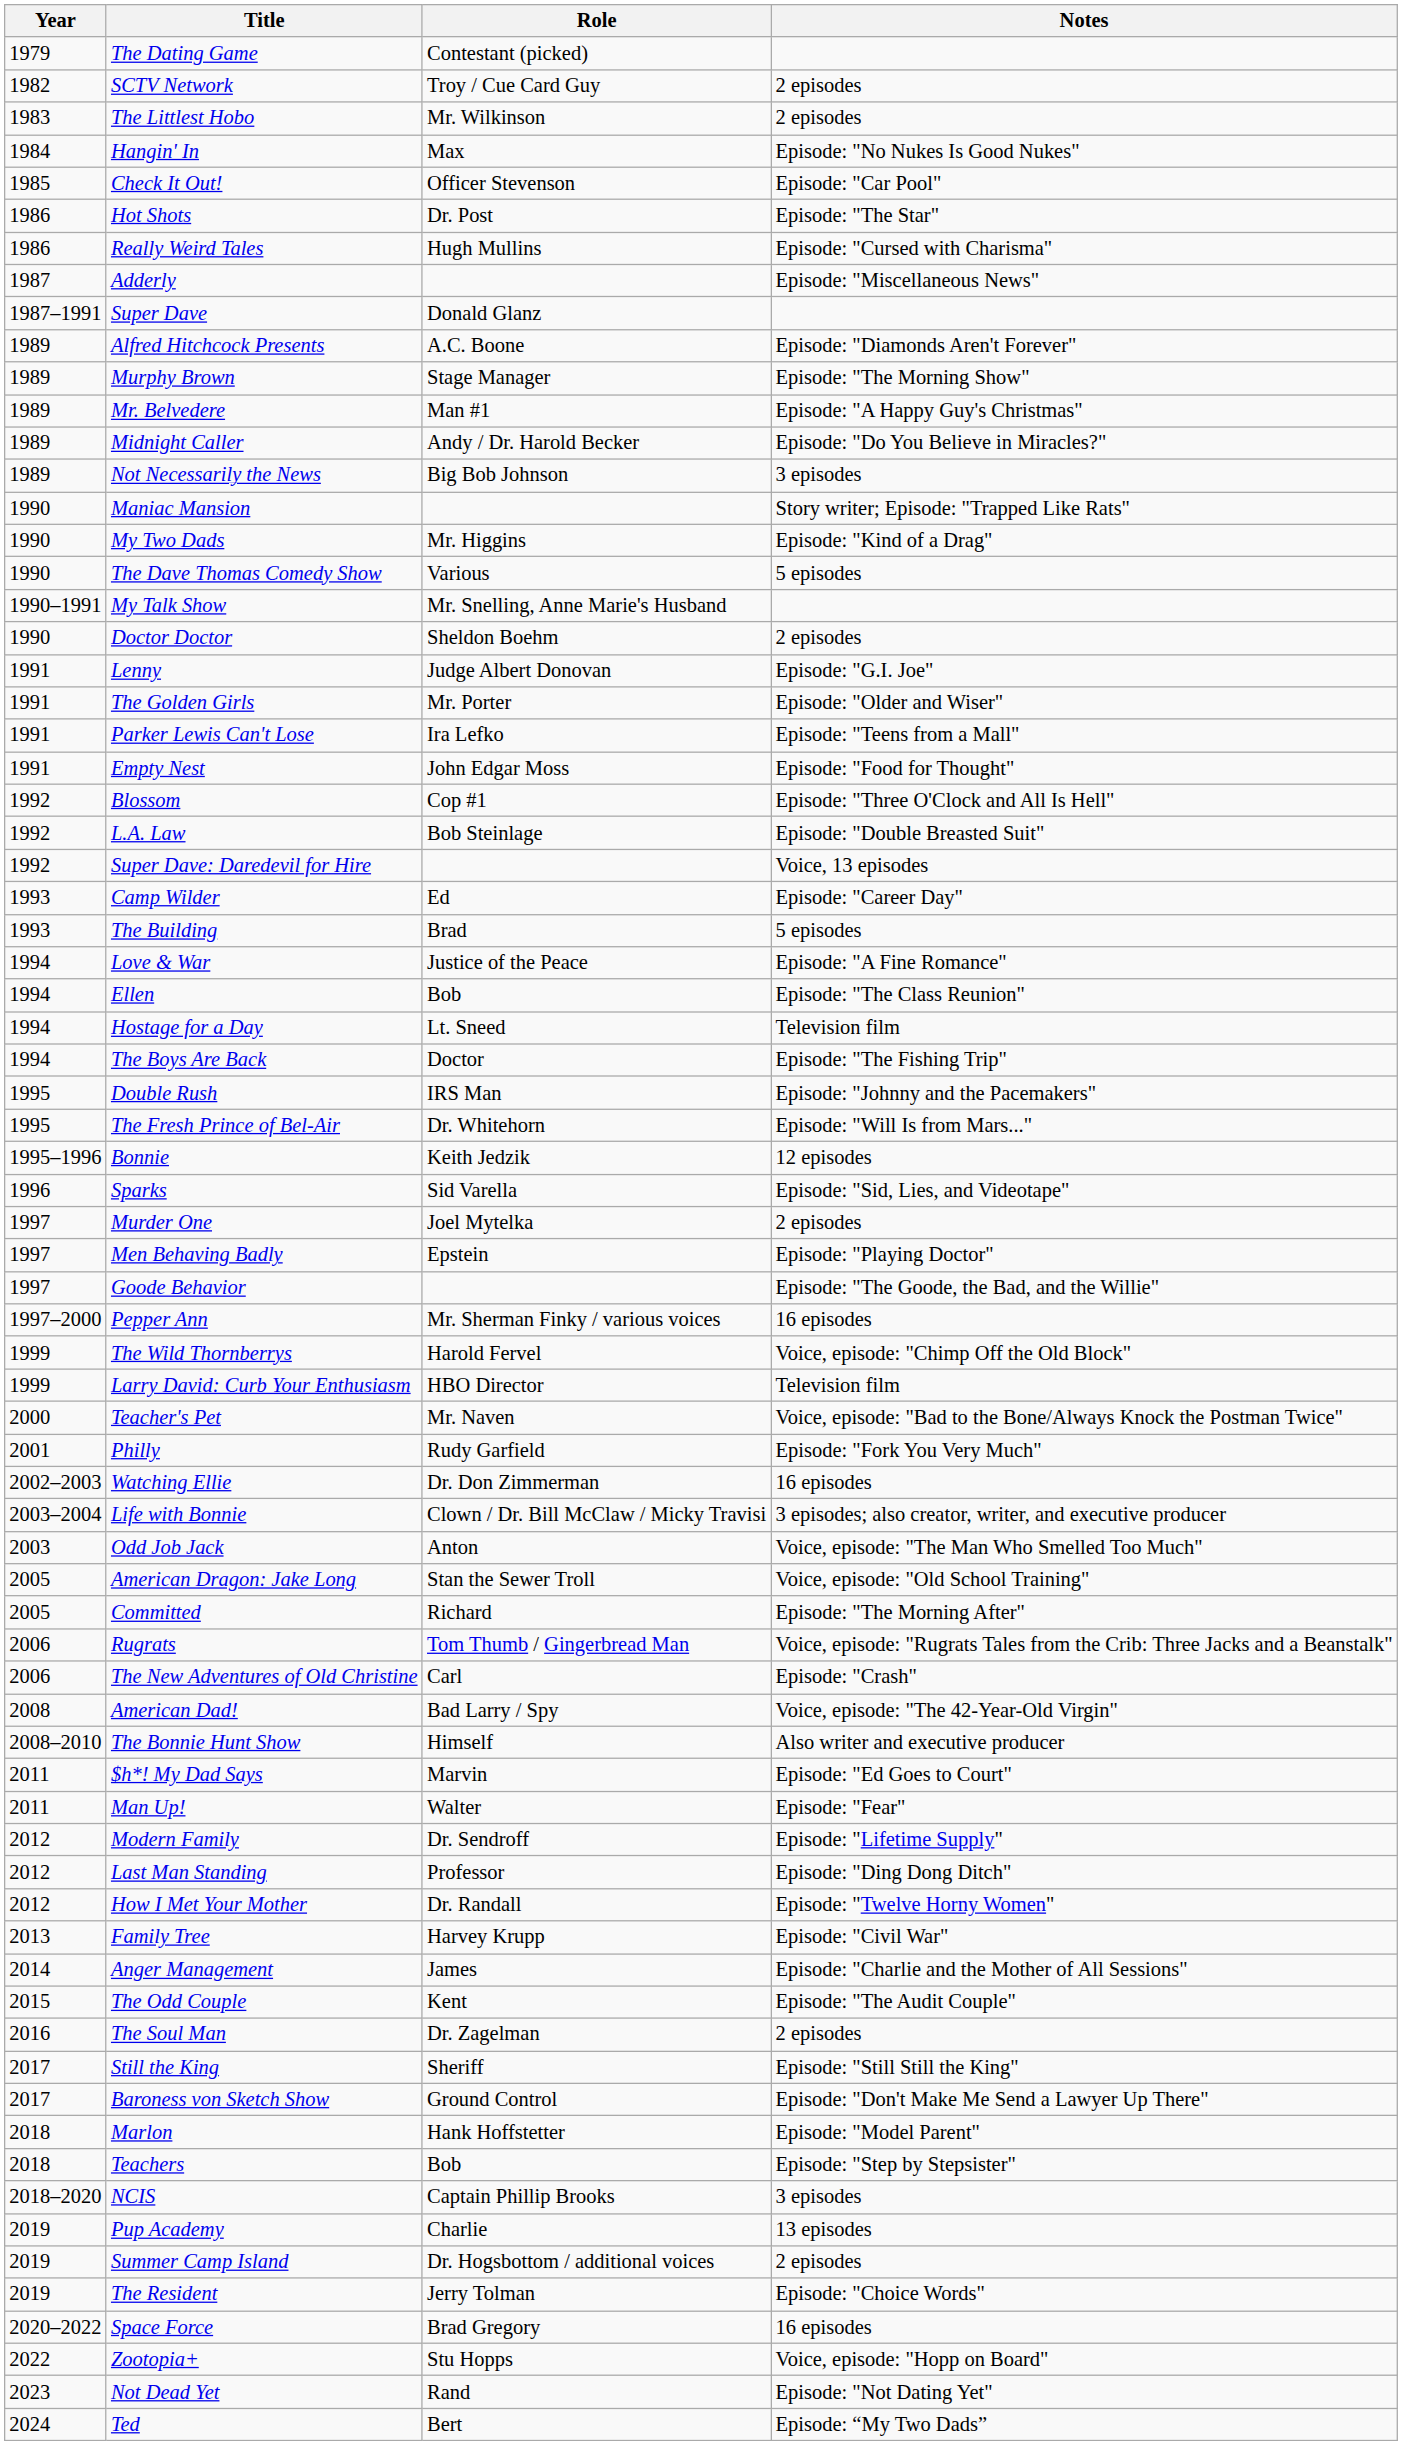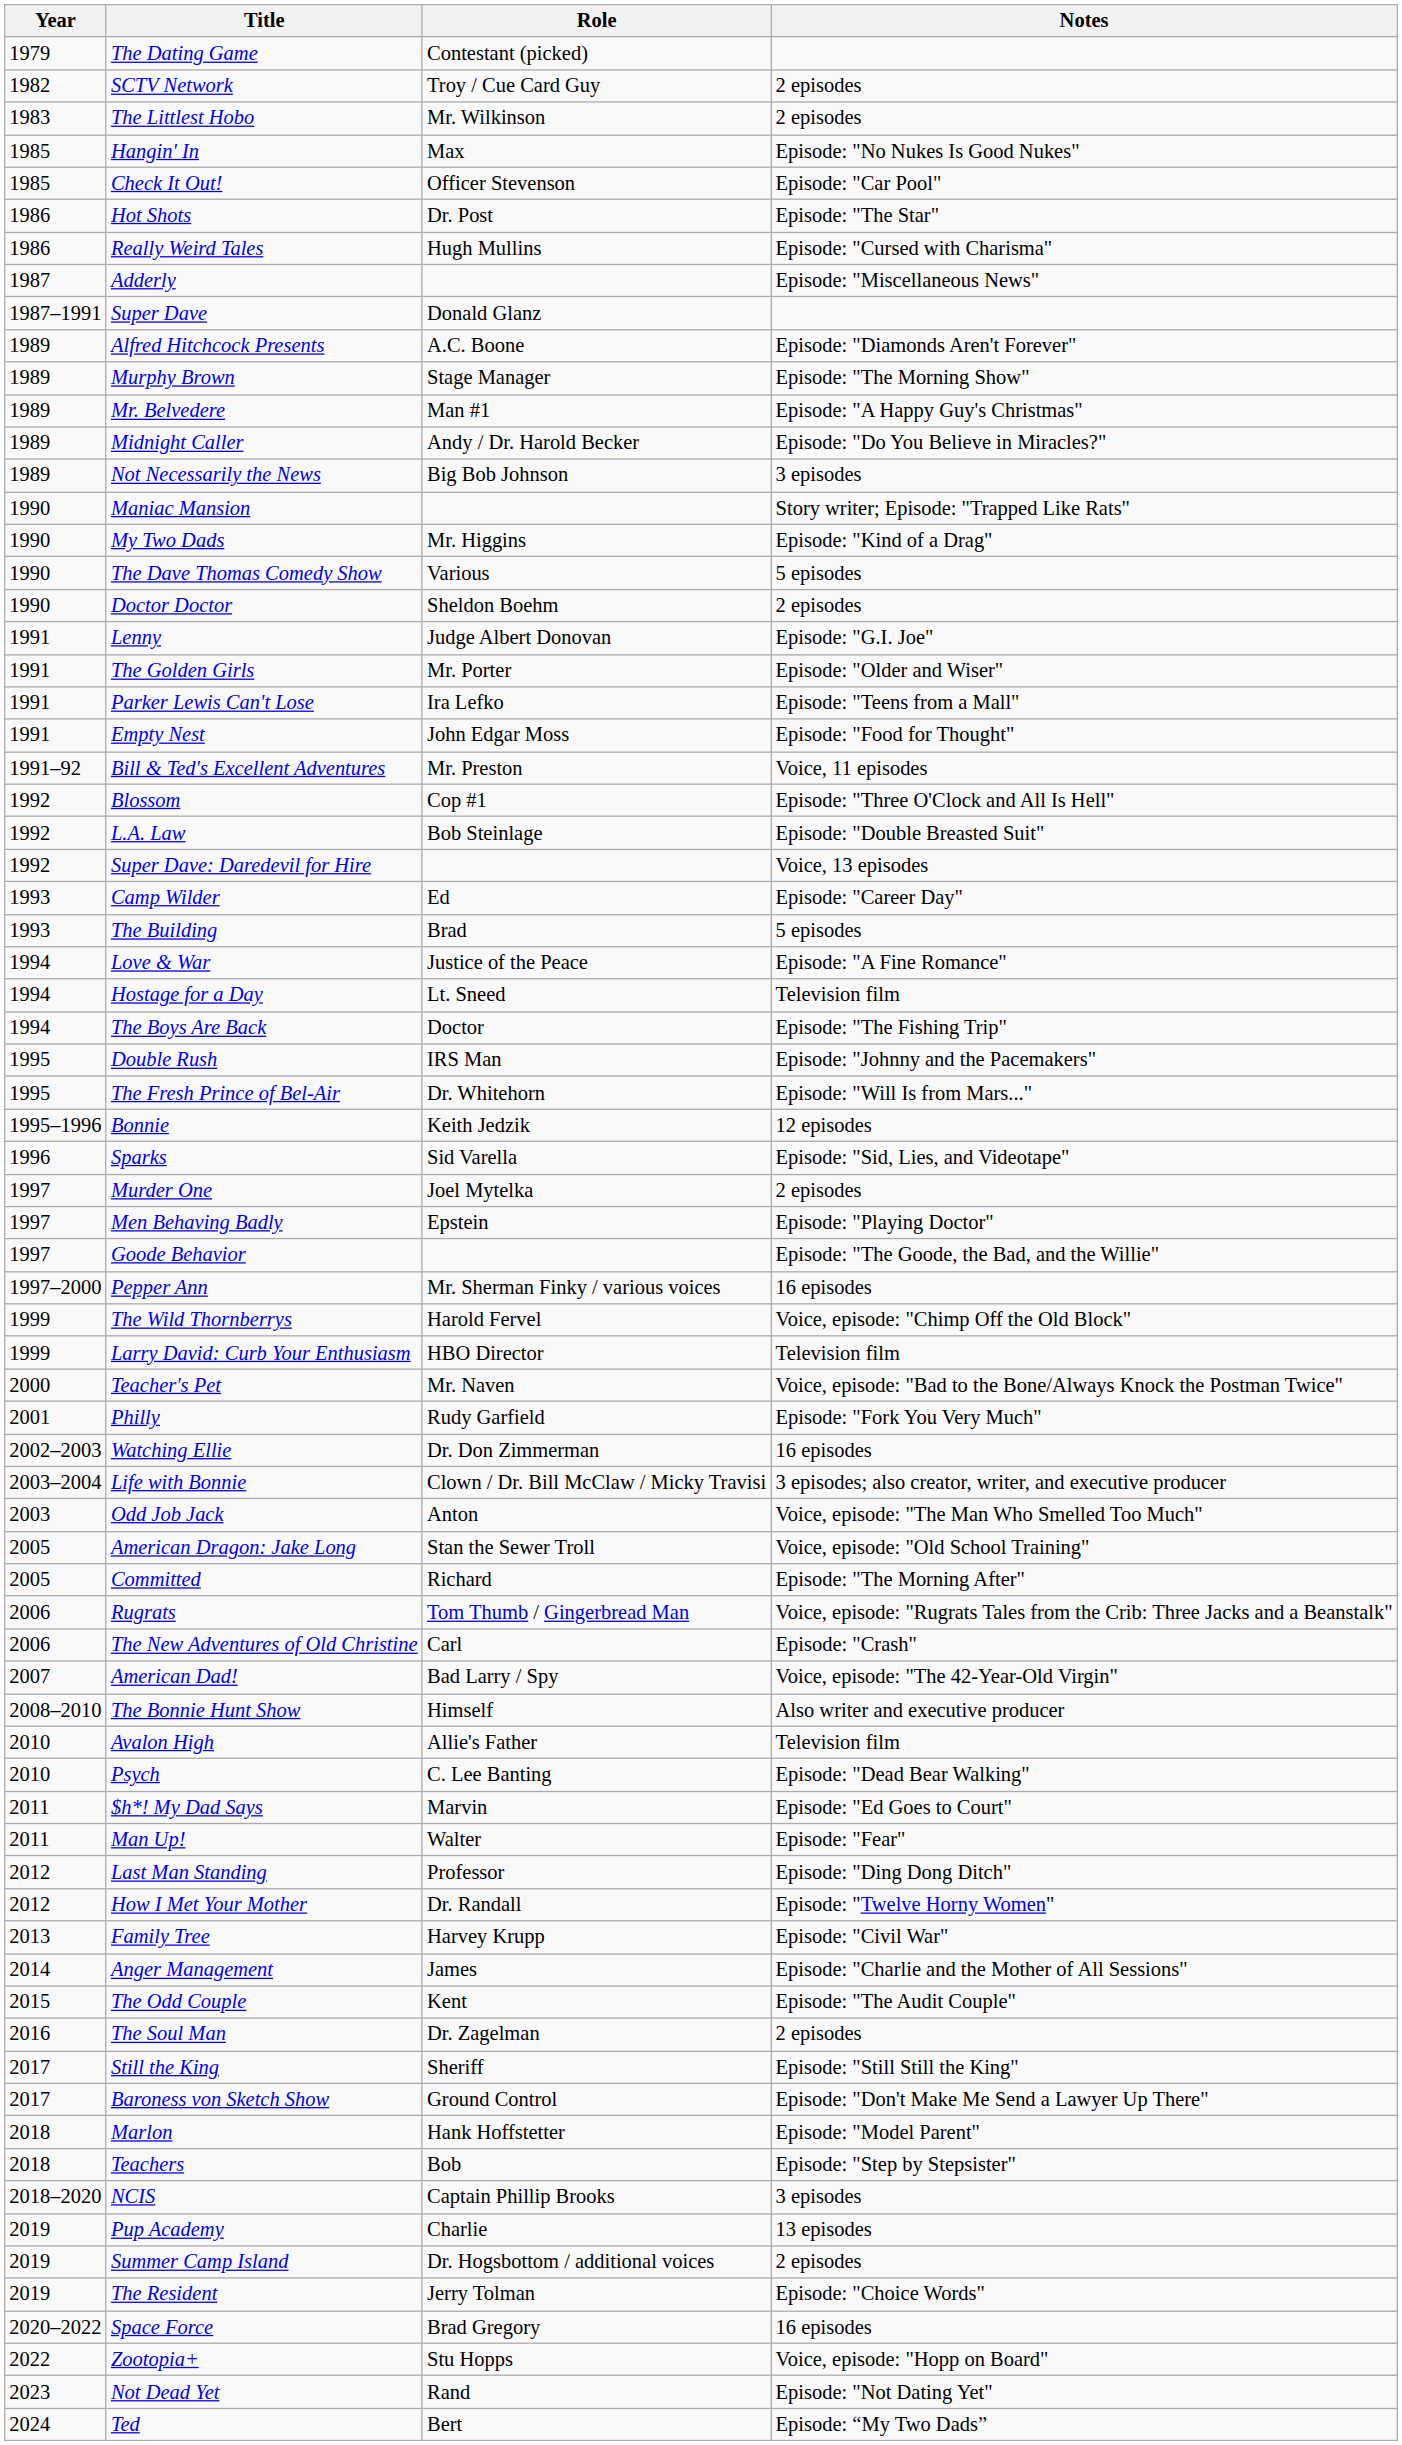(30, 150) 1984 -> (30, 150) 1985
- row: (169, 605)
+ row: (248, 767)
- row: (133, 995)
(30, 1709) 2008 -> (30, 1677) 2007
+ row: (162, 1742)
+ row: (135, 1774)
- row: (175, 1839)
